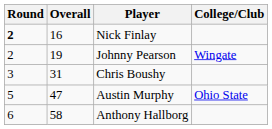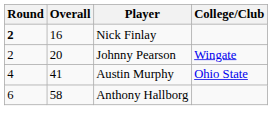(56, 54) 19 -> (56, 54) 20
- row: (131, 74)
(10, 94) 5 -> (10, 74) 4
(56, 94) 47 -> (56, 74) 41
